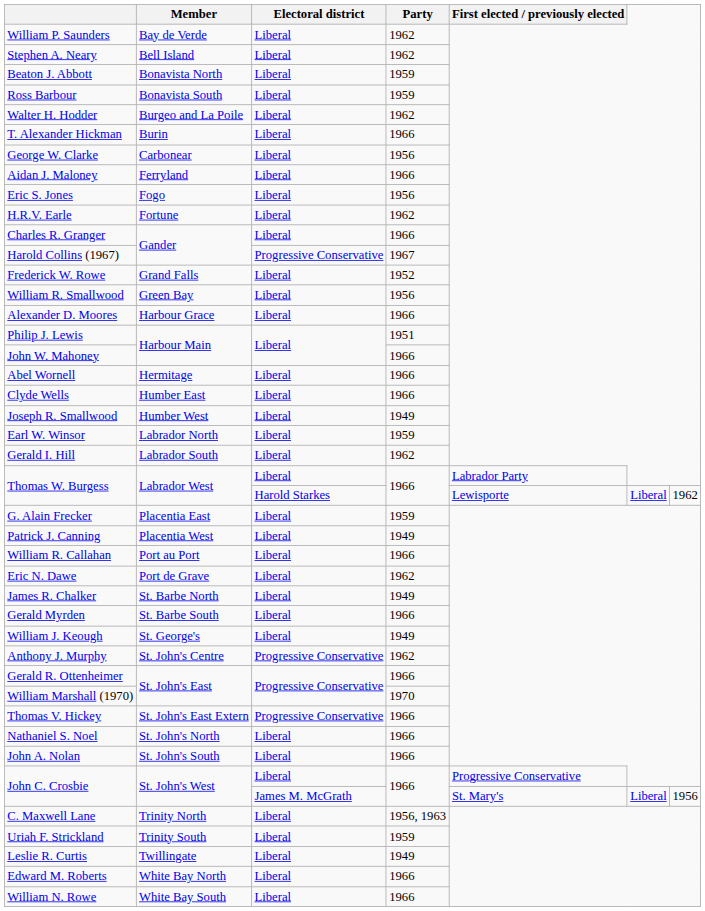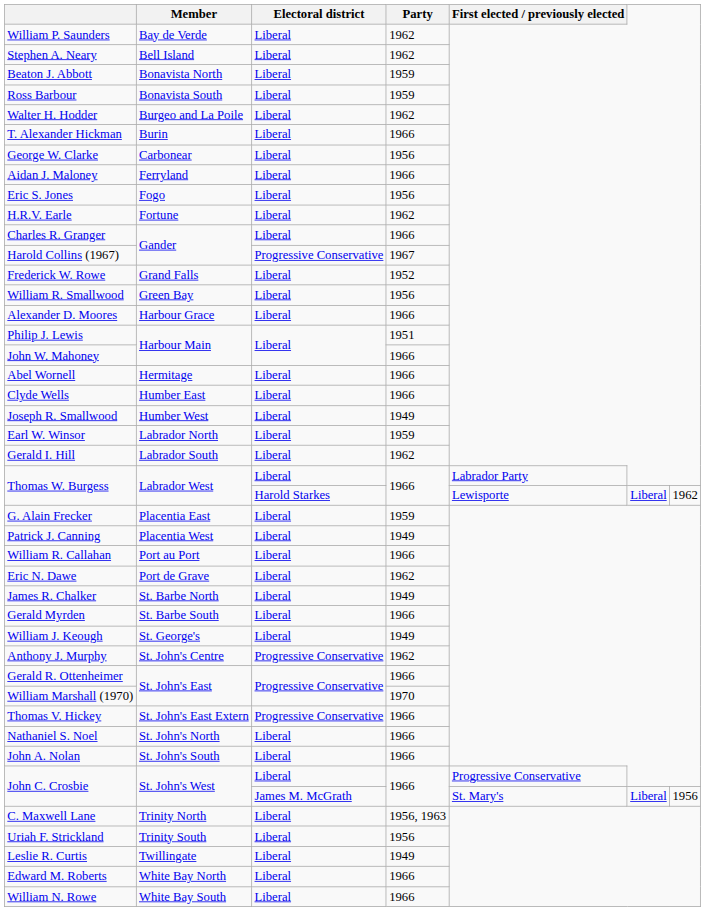(402, 836) 1959 -> (402, 836) 1956
